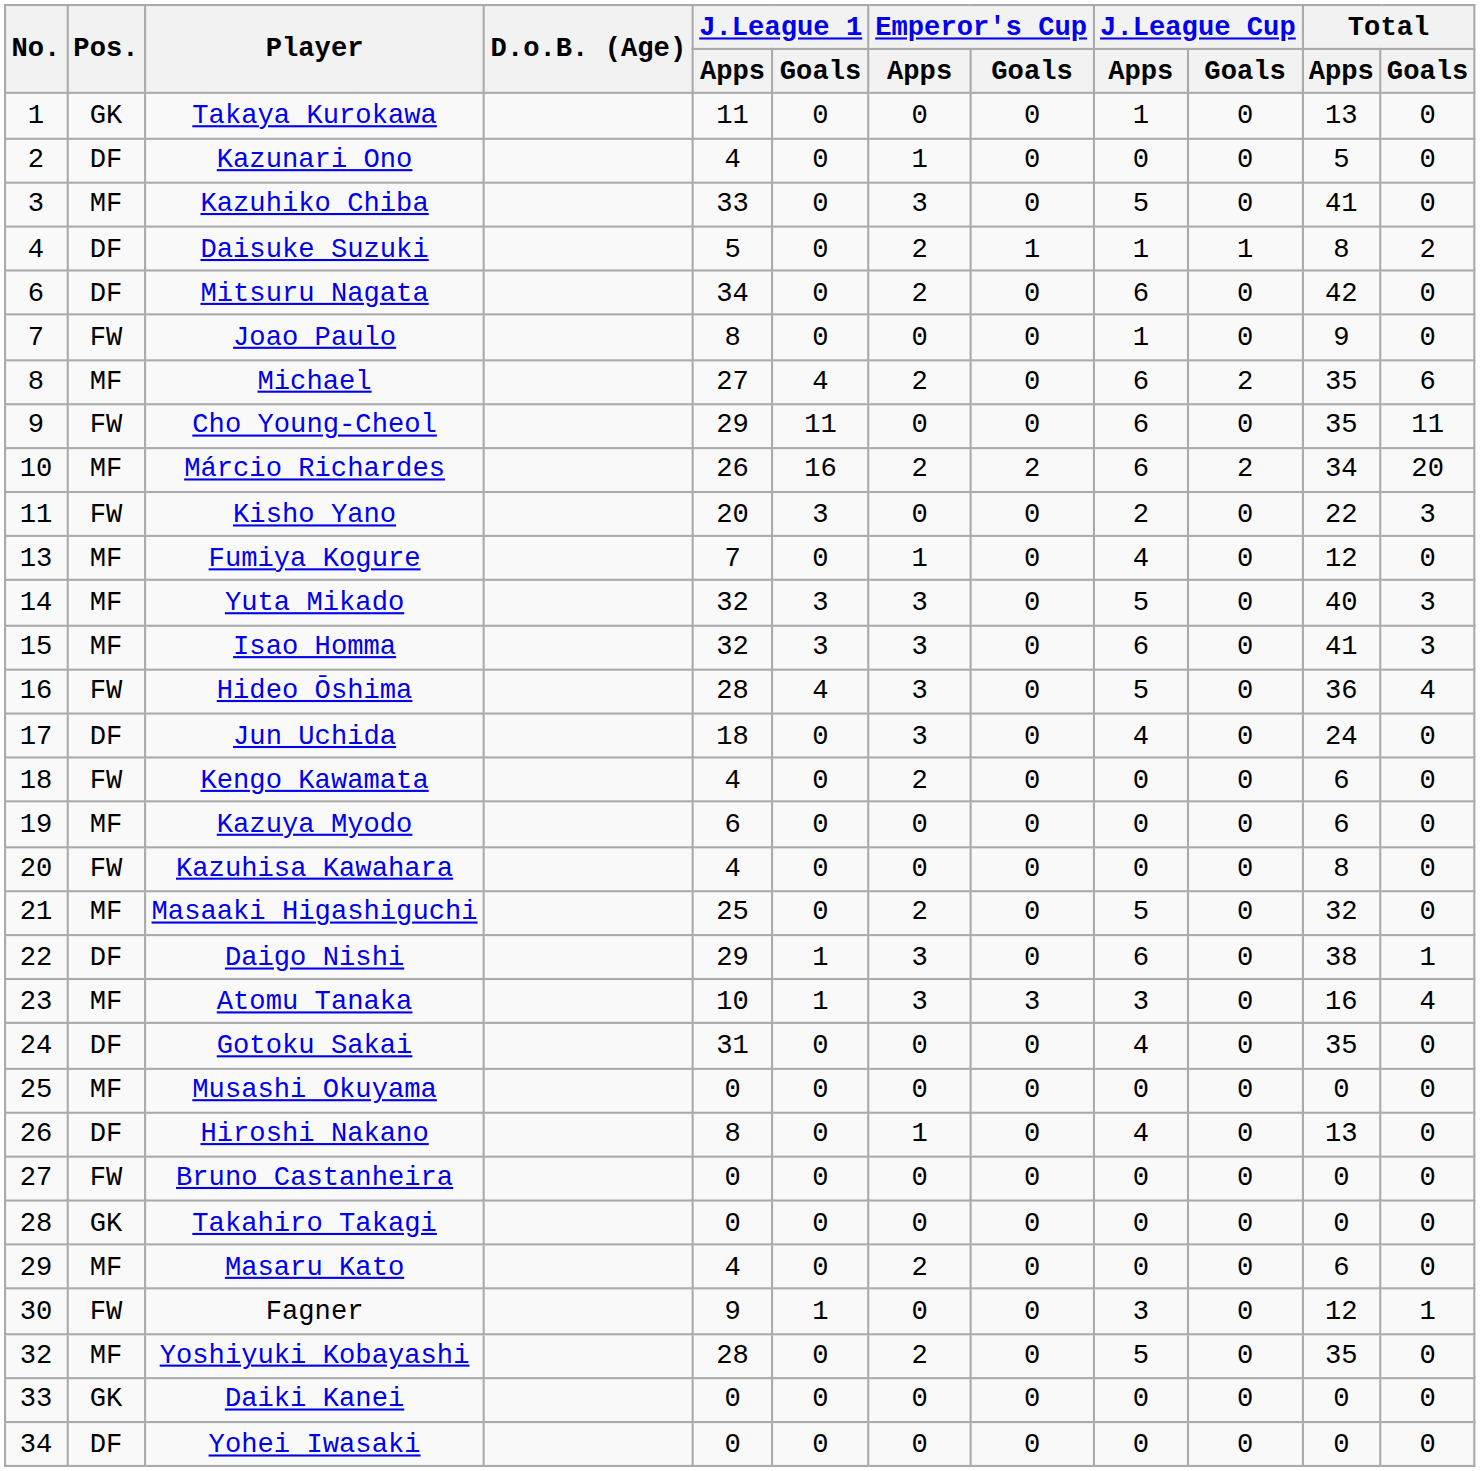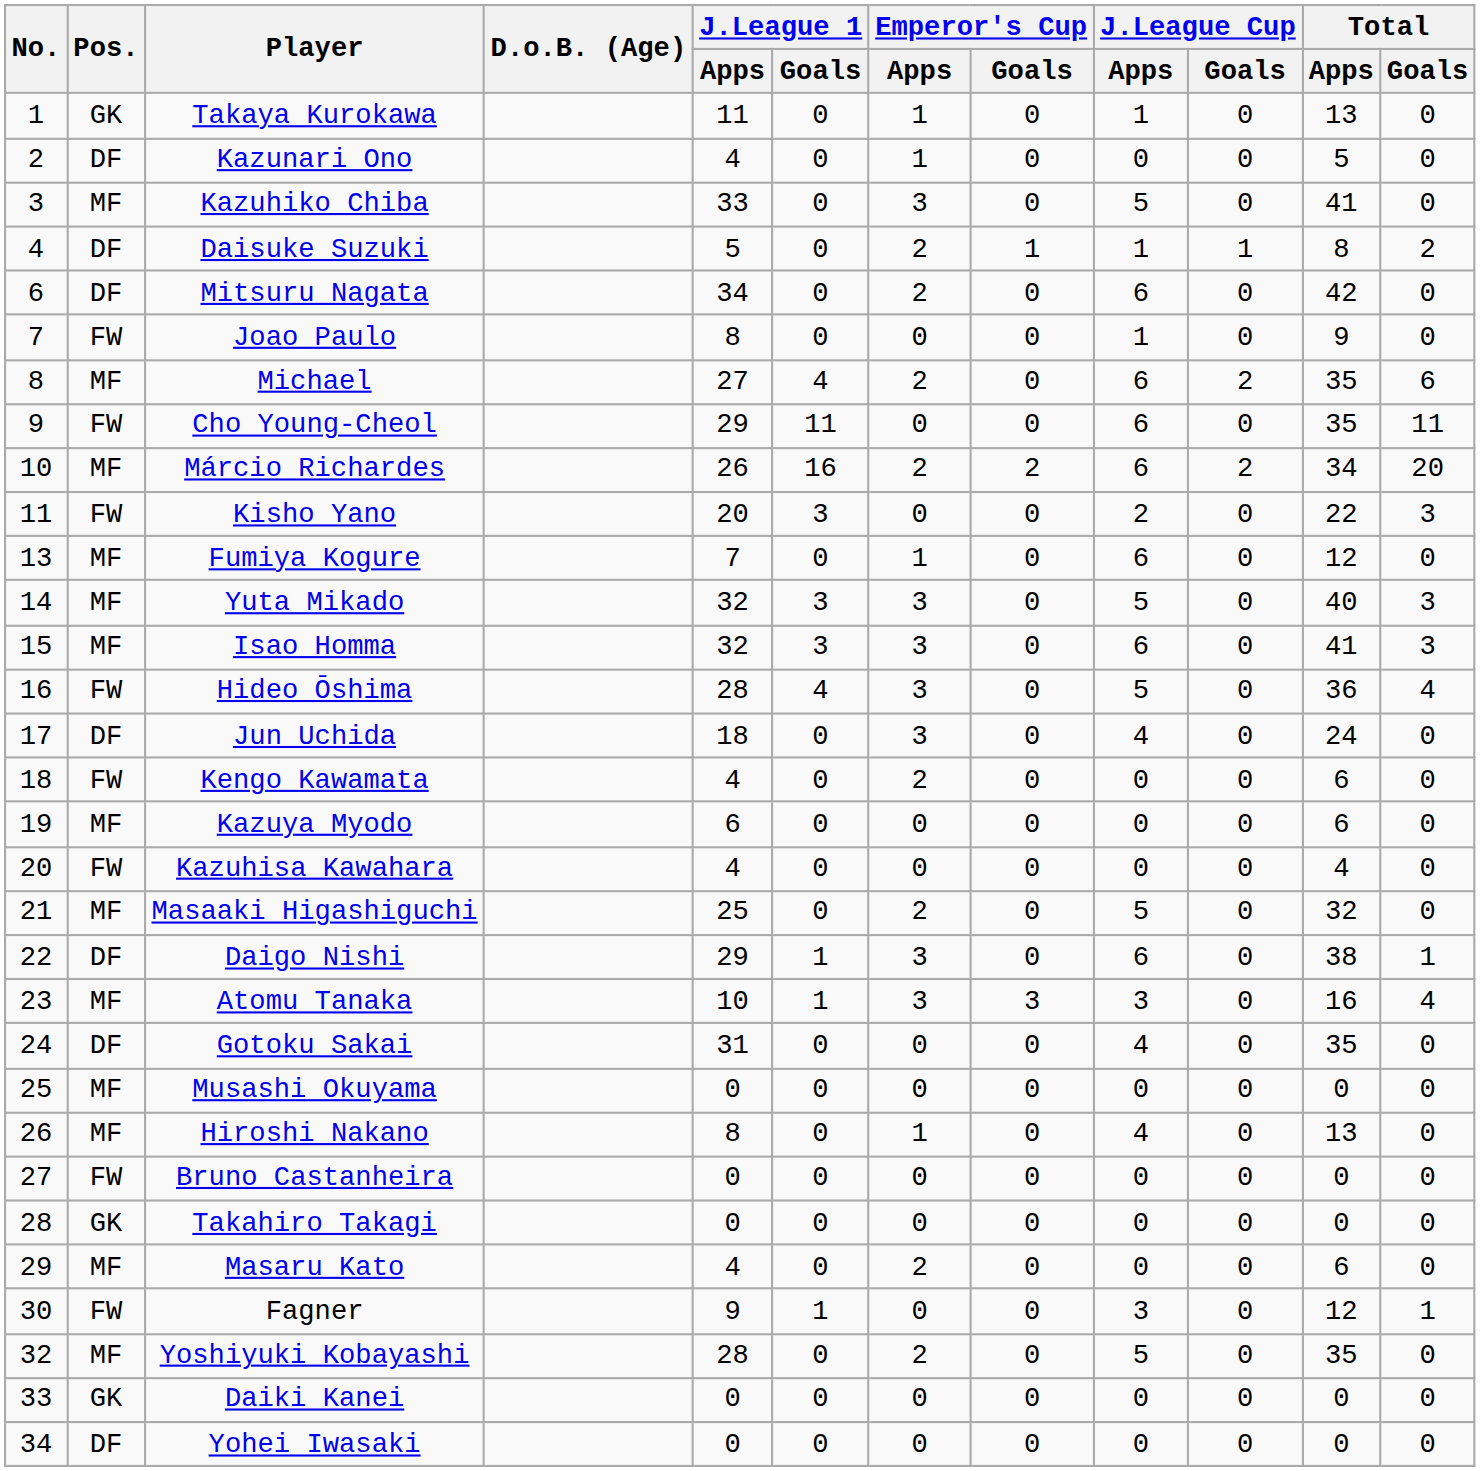(920, 116) 0 -> (920, 116) 1
(1141, 559) 4 -> (1141, 559) 6
(1341, 869) 8 -> (1341, 869) 4
(106, 1134) DF -> (106, 1134) MF
